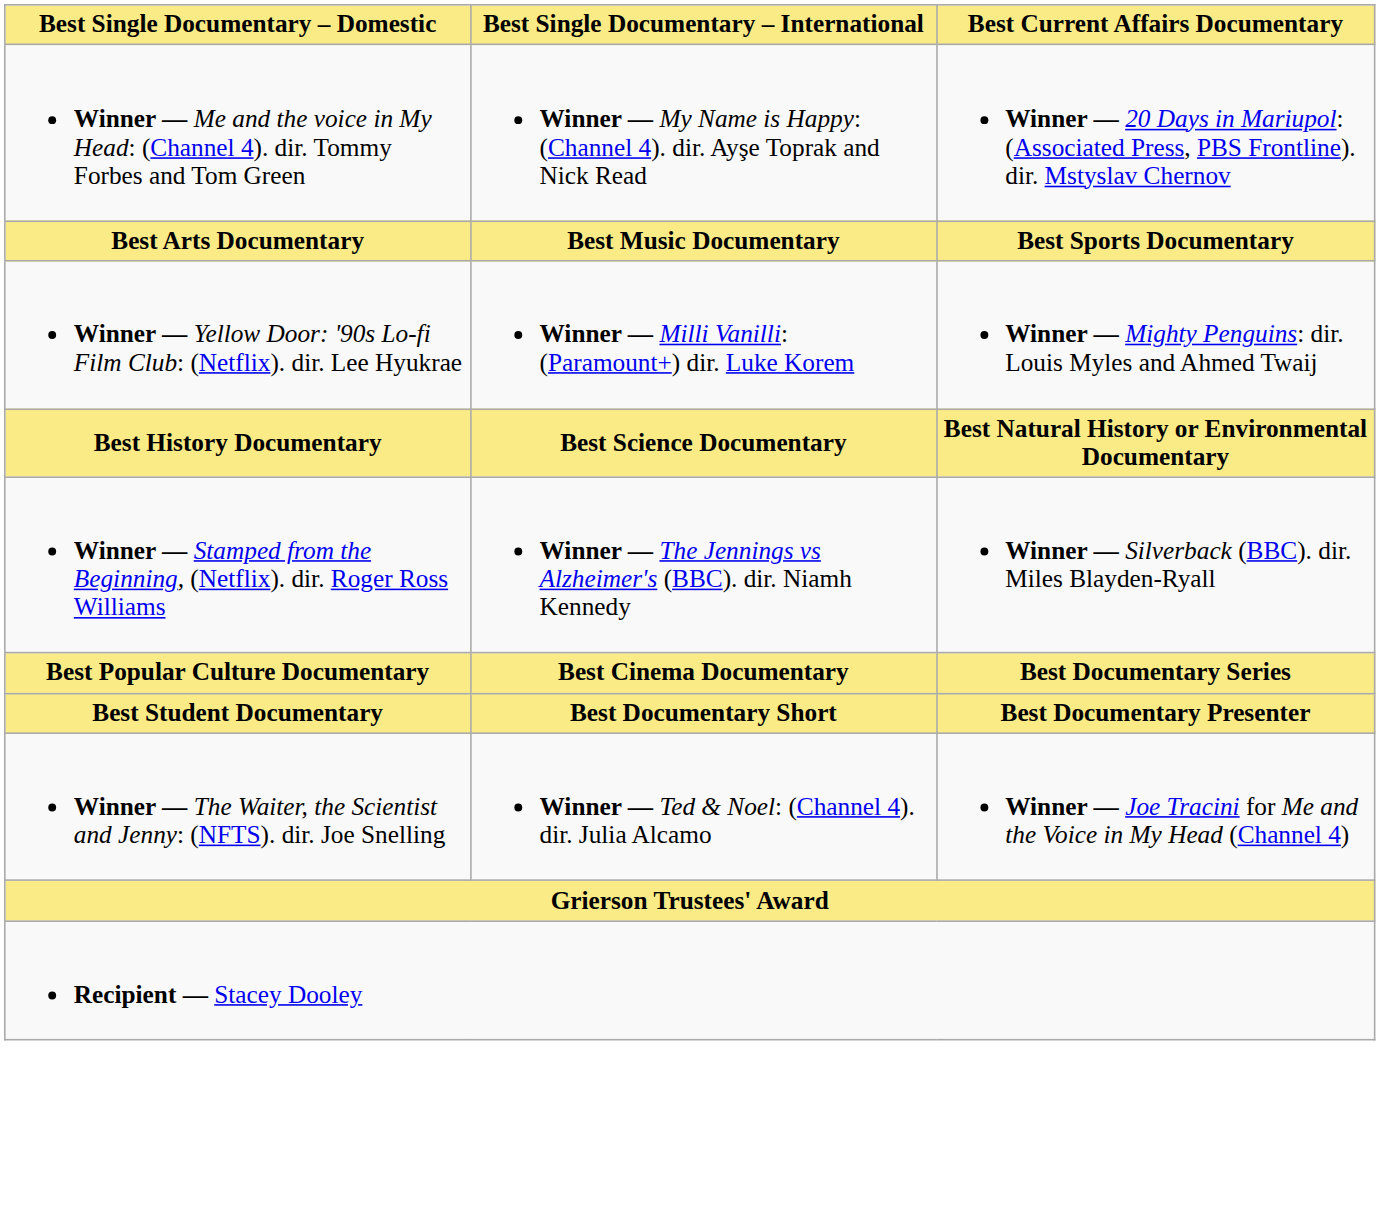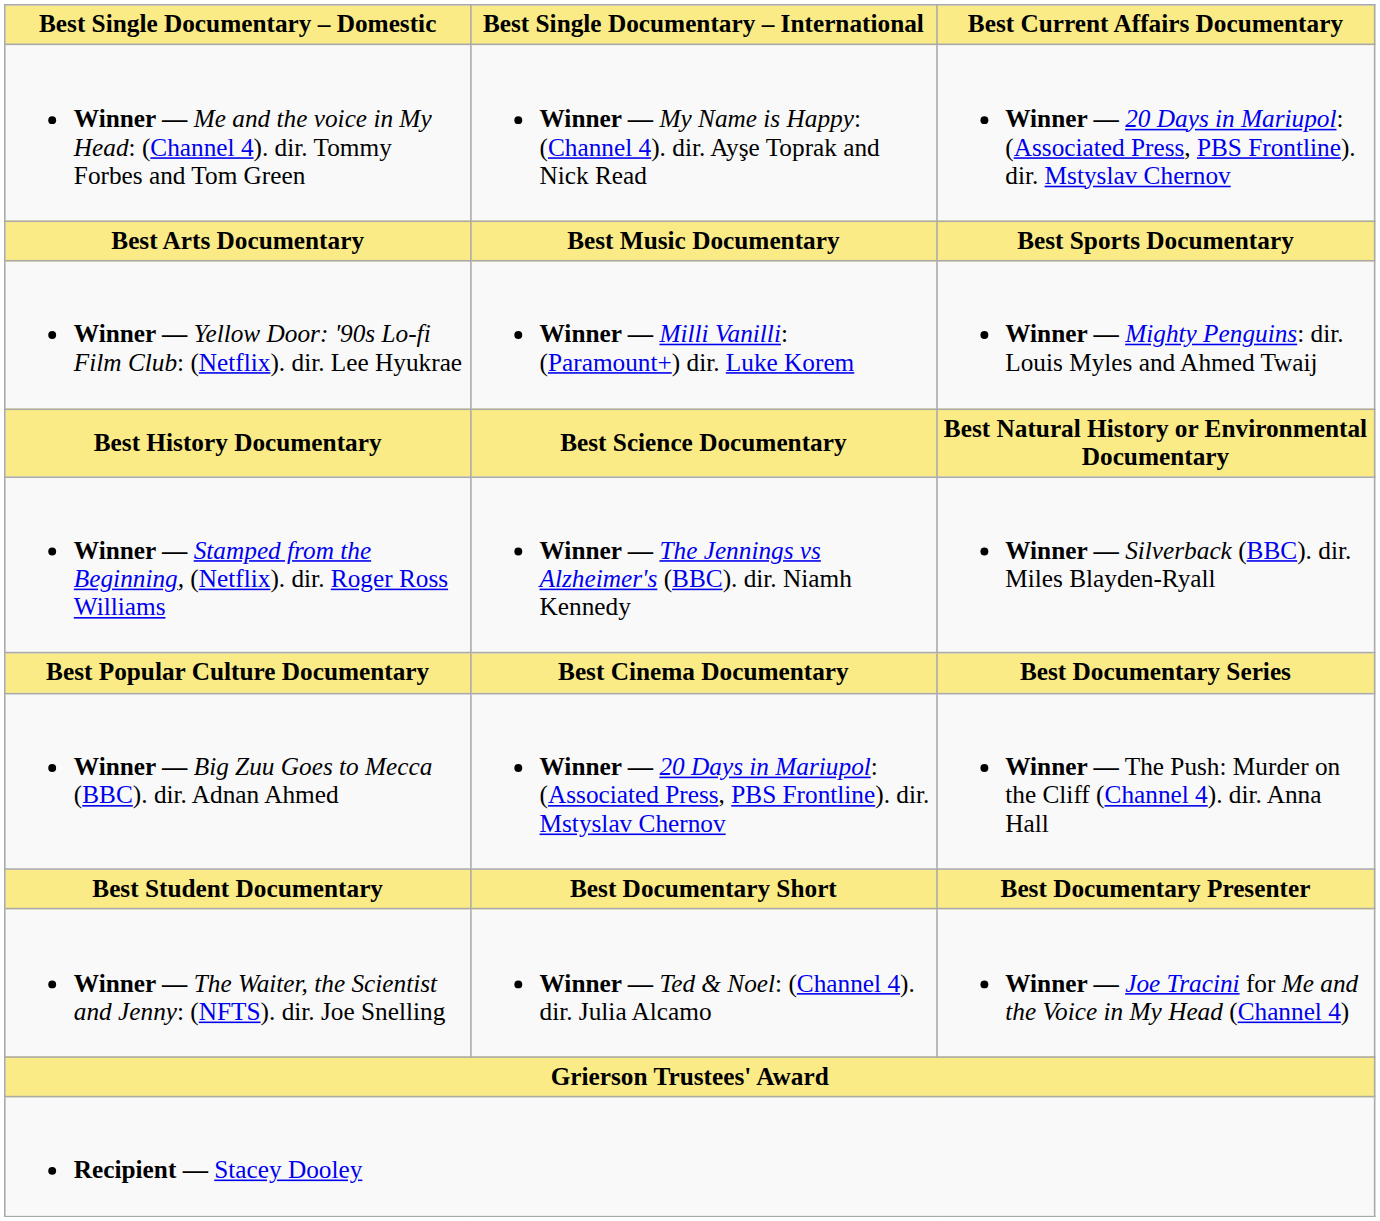+ row: (238, 781)
